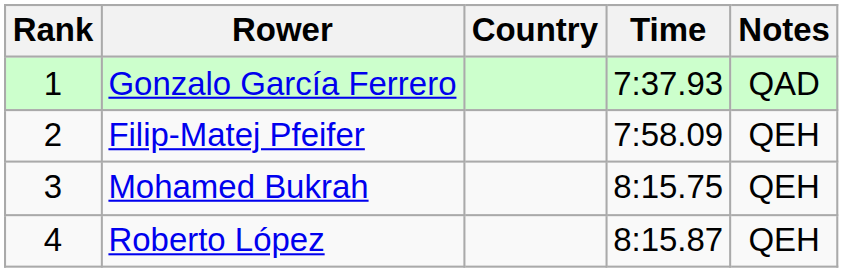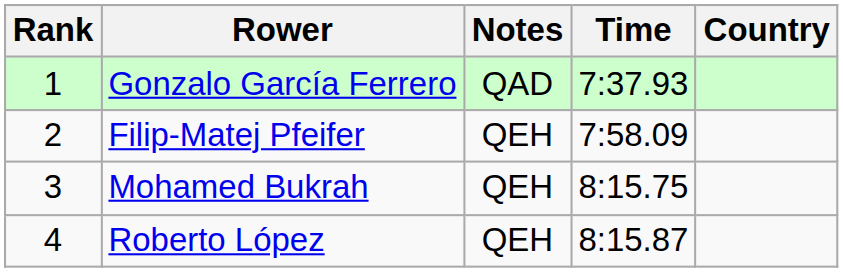columns swapped: (535, 30) <-> (784, 30)
